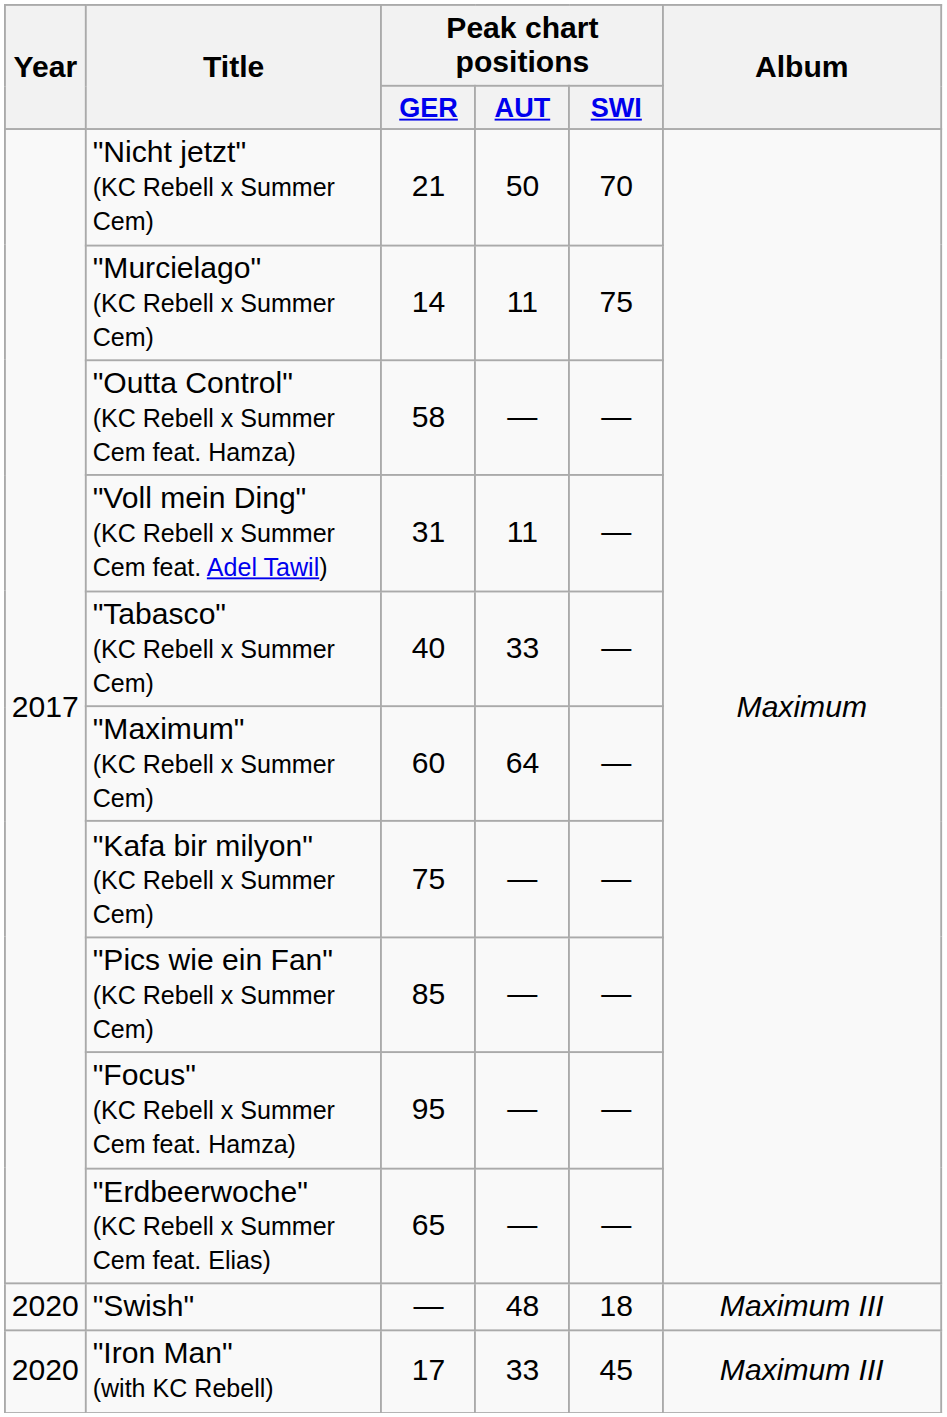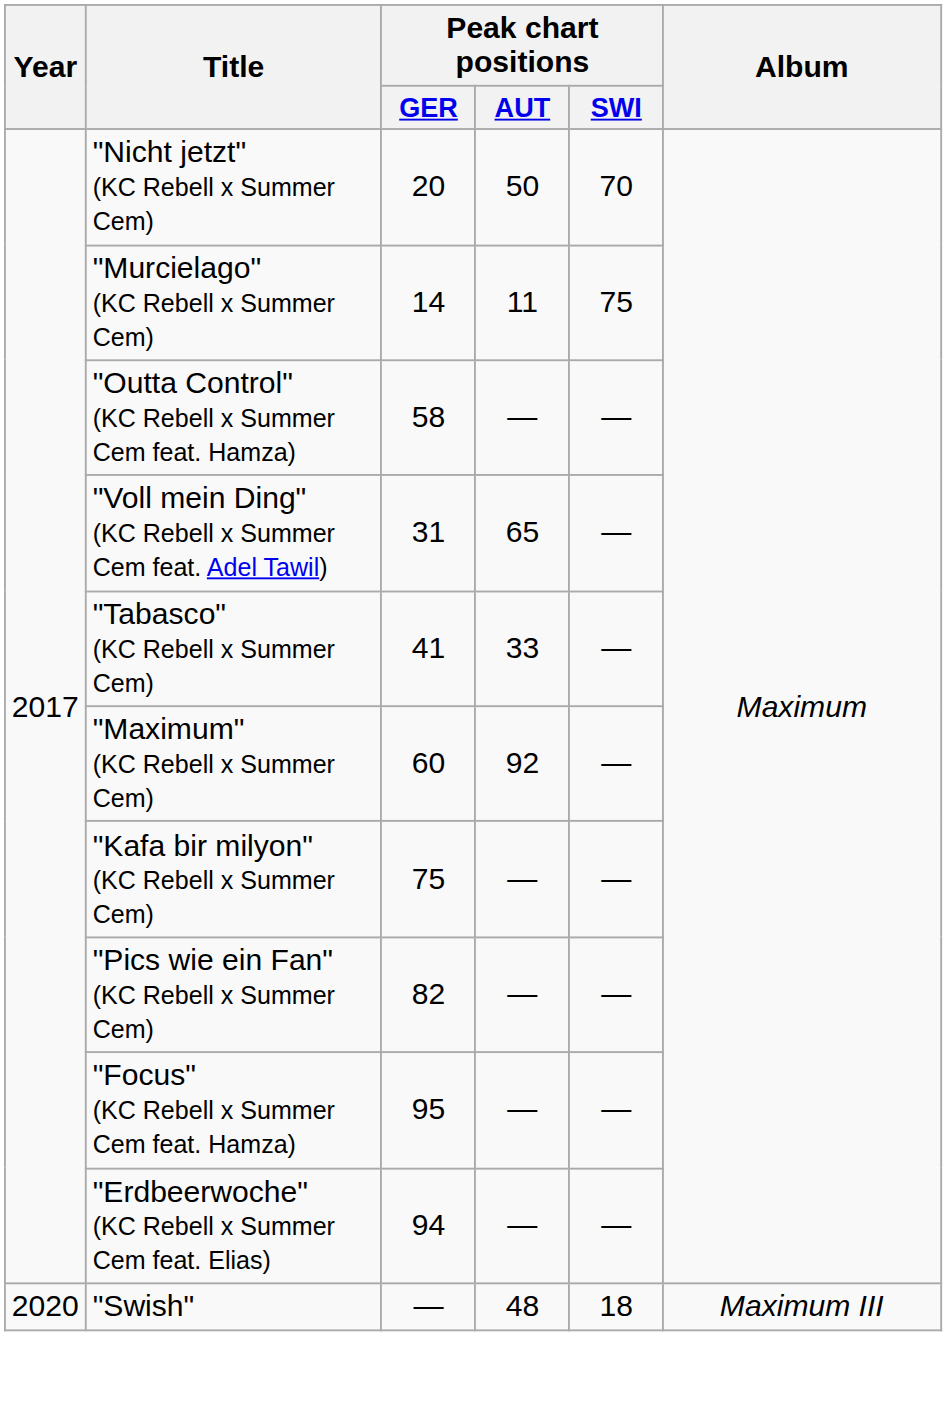(429, 186) 21 -> (429, 186) 20
(522, 532) 11 -> (522, 532) 65
(429, 648) 40 -> (429, 648) 41
(522, 763) 64 -> (522, 763) 92
(429, 994) 85 -> (429, 994) 82
(429, 1224) 65 -> (429, 1224) 94
- row: (183, 1371)
